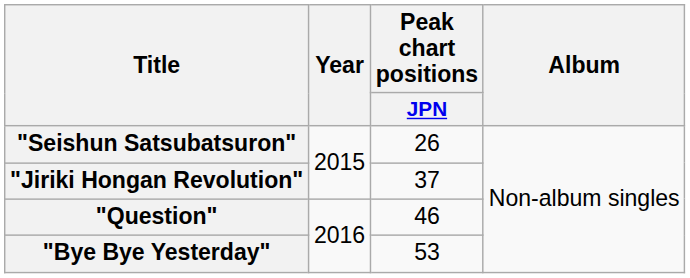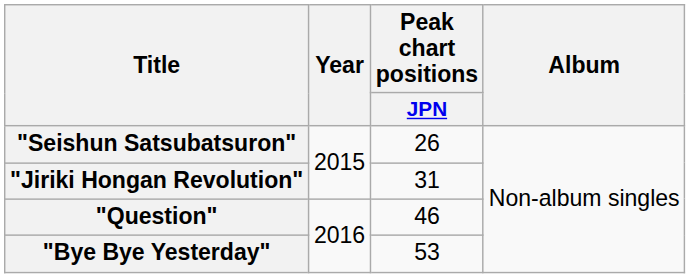(427, 180) 37 -> (427, 180) 31
